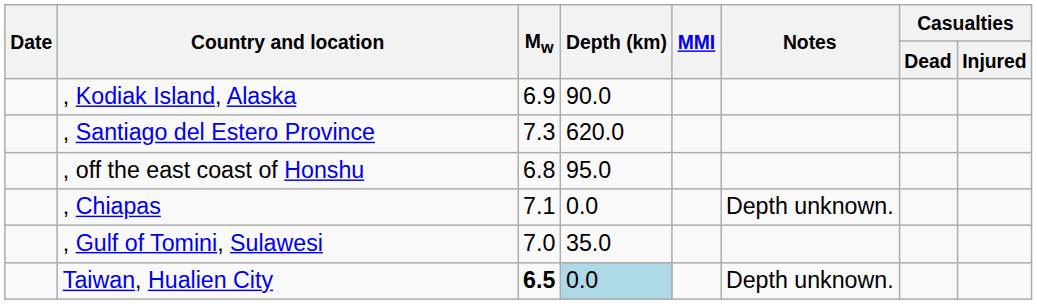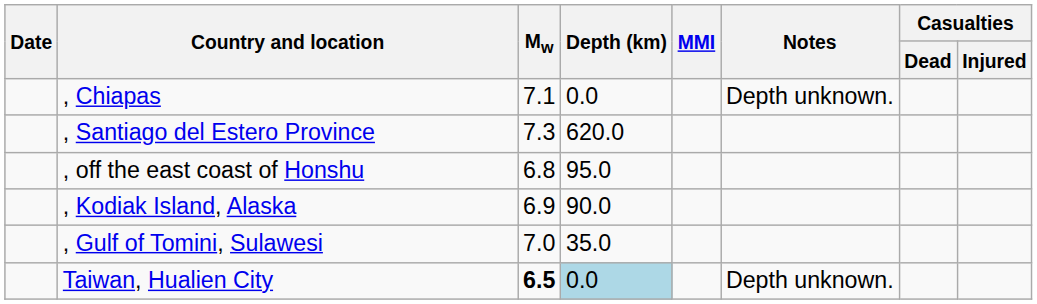rows swapped: (180, 96) <-> (112, 206)
